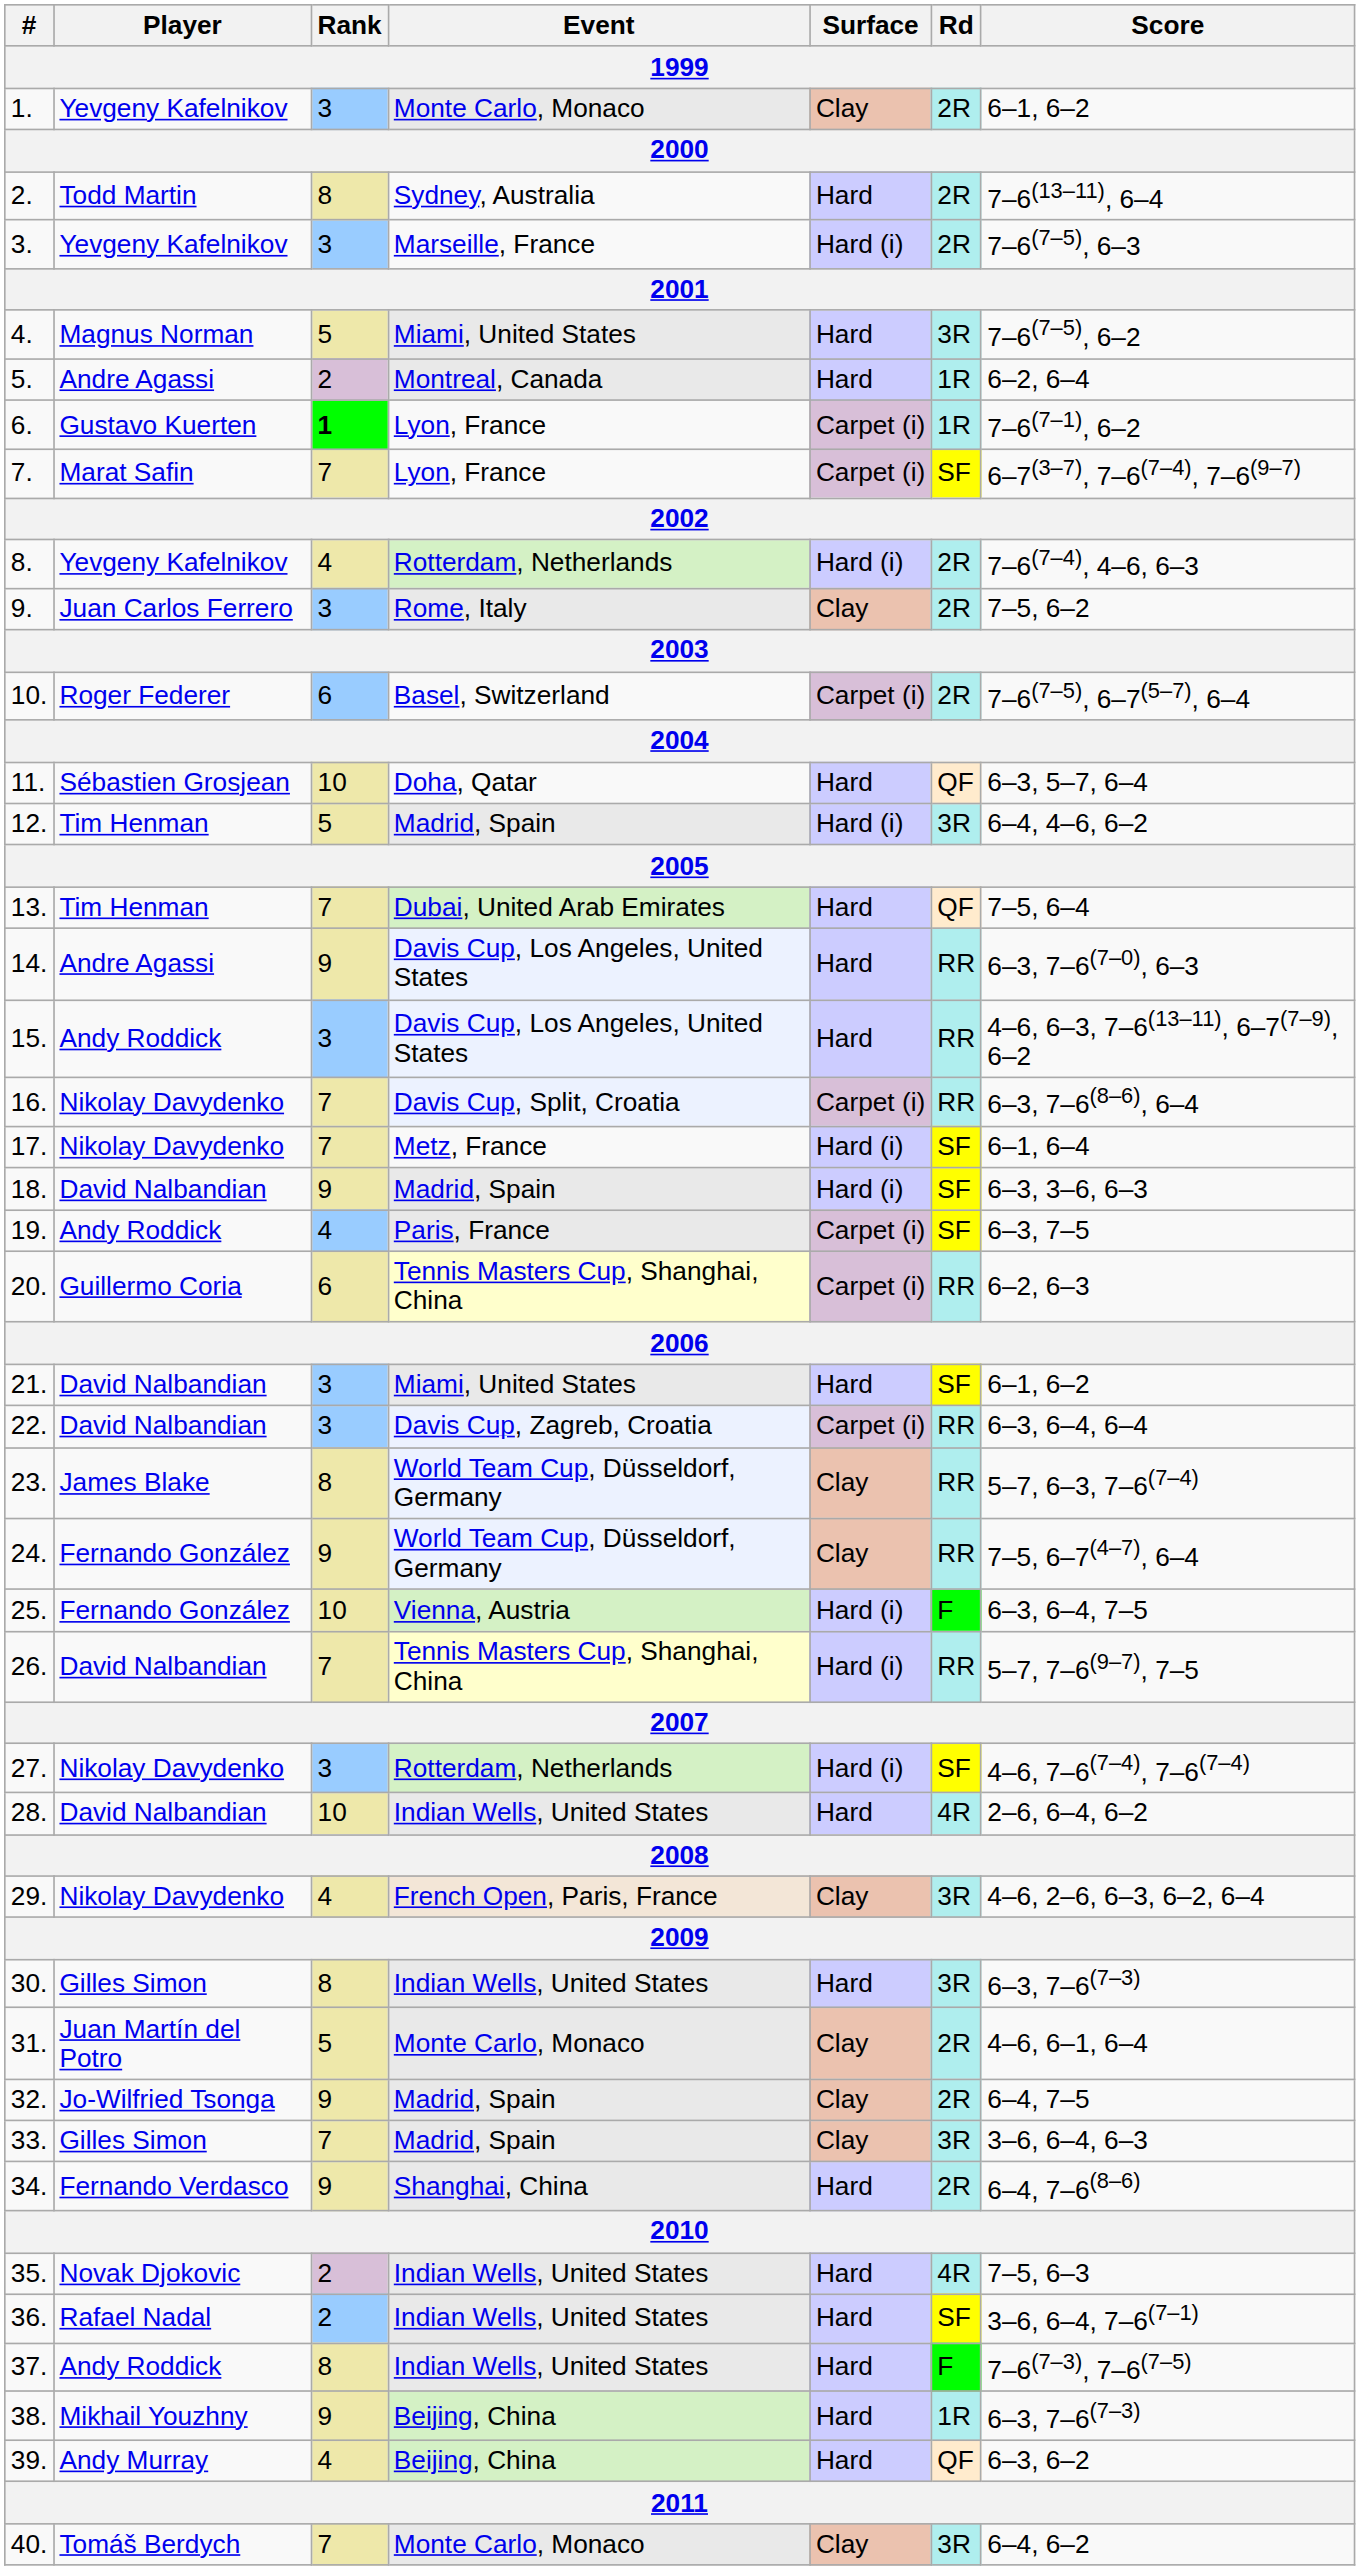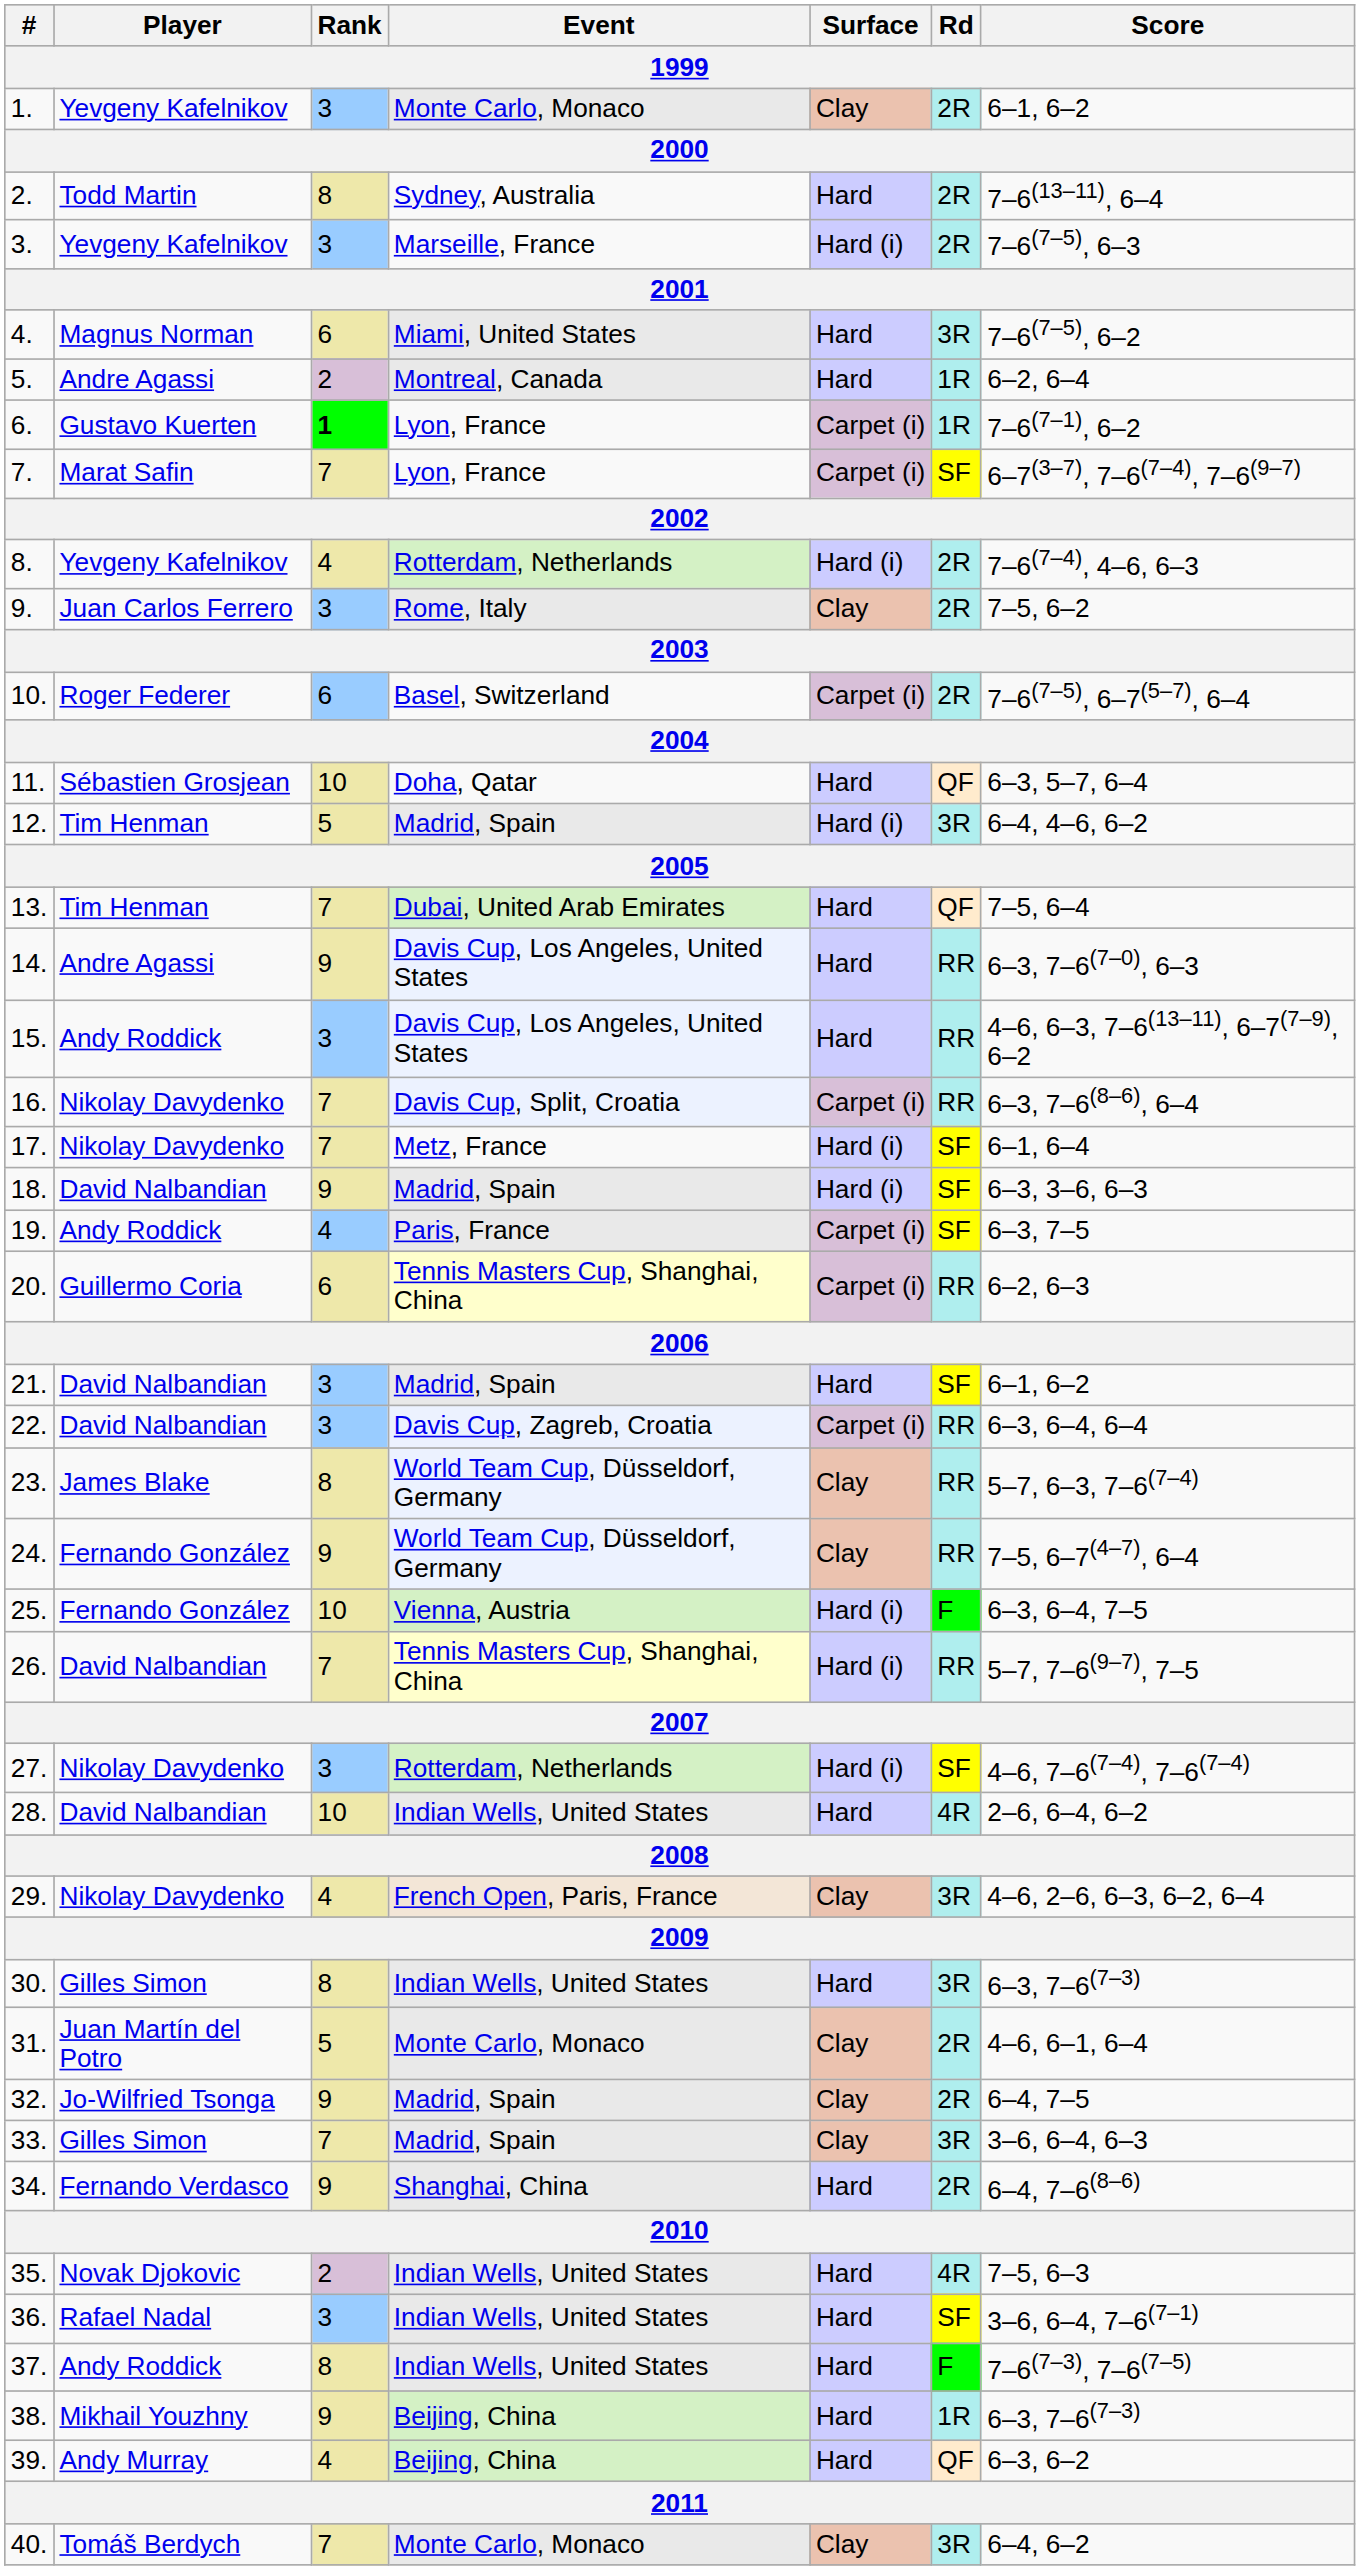(325, 334) 5 -> (325, 334) 6
(515, 1384) Miami, United States -> (475, 1384) Madrid, Spain
(325, 2318) 2 -> (325, 2318) 3
